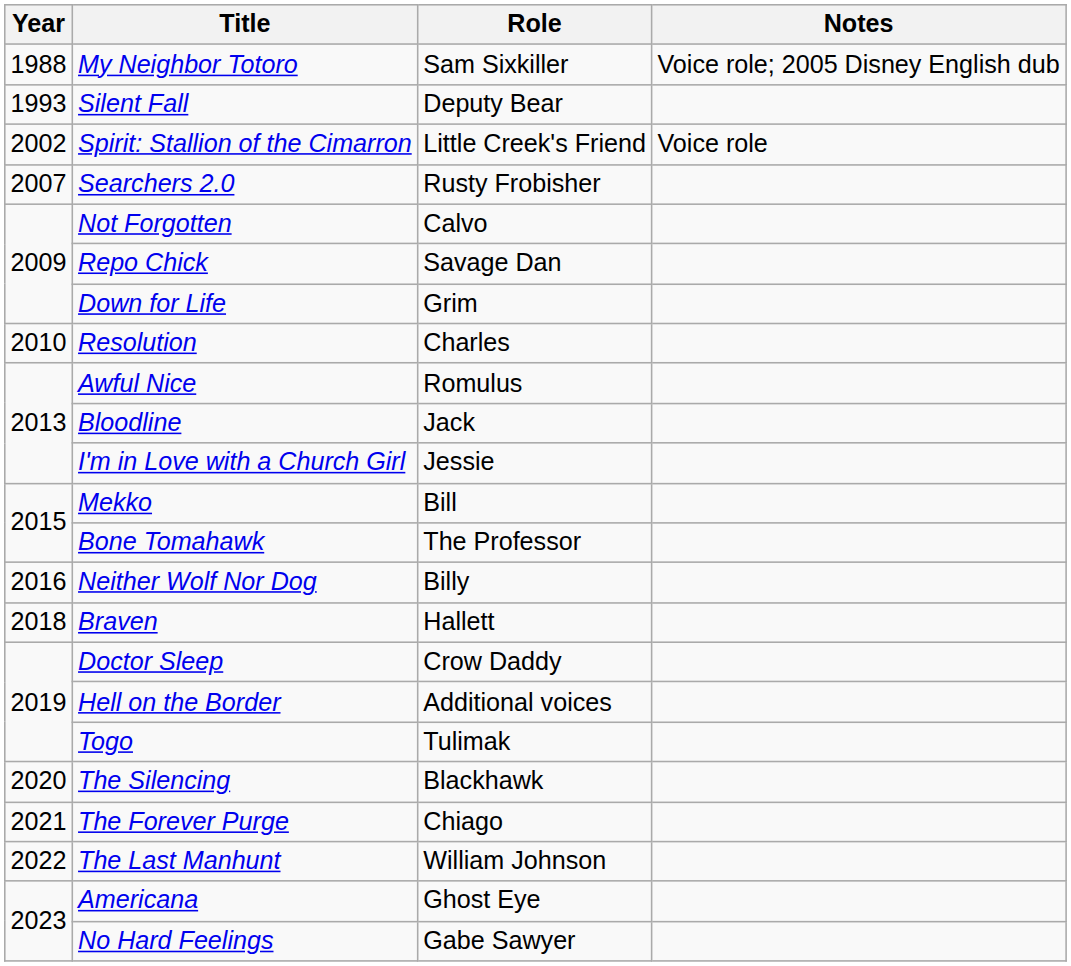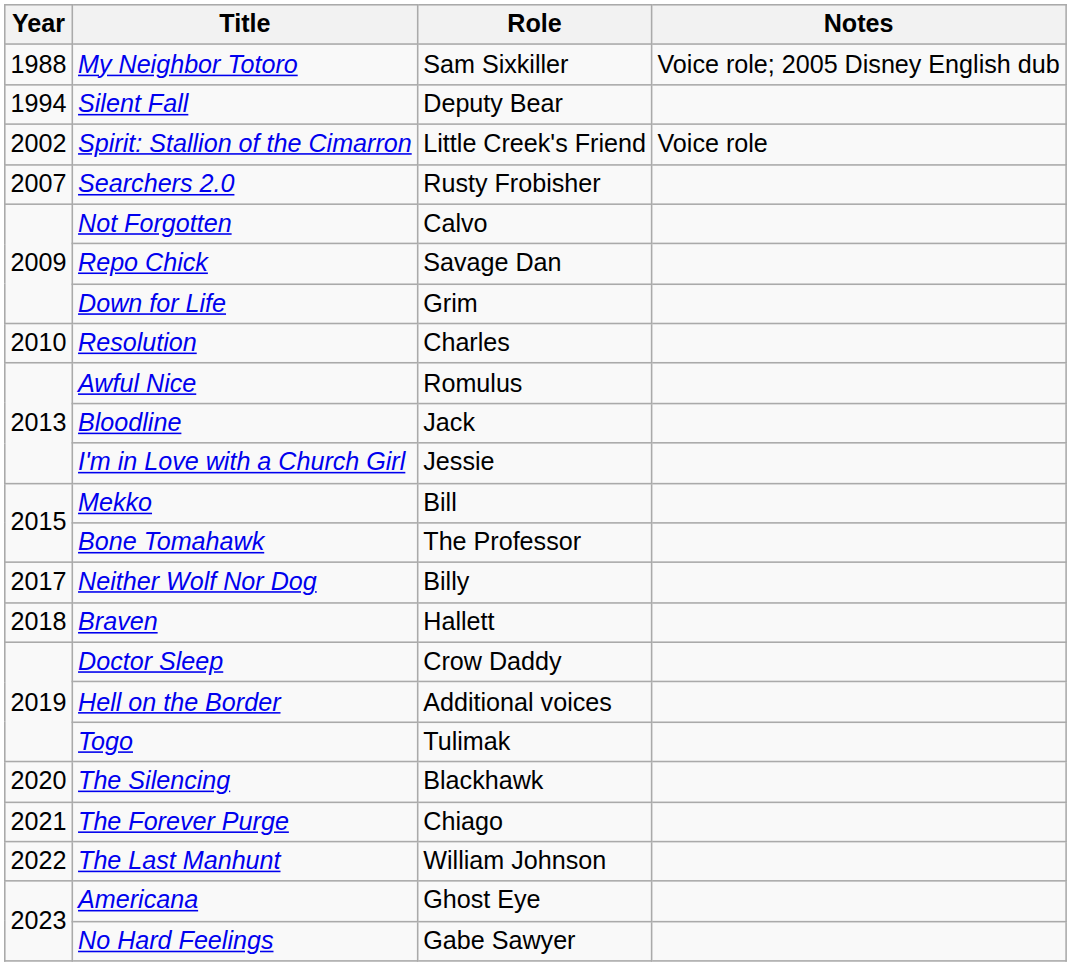(39, 104) 1993 -> (39, 104) 1994
(39, 582) 2016 -> (39, 582) 2017
